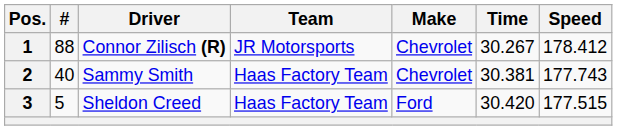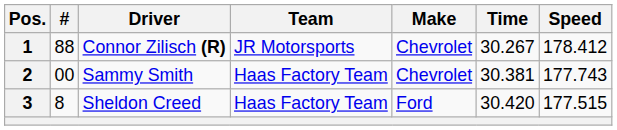(64, 75) 40 -> (64, 75) 00
(59, 103) 5 -> (59, 103) 8
